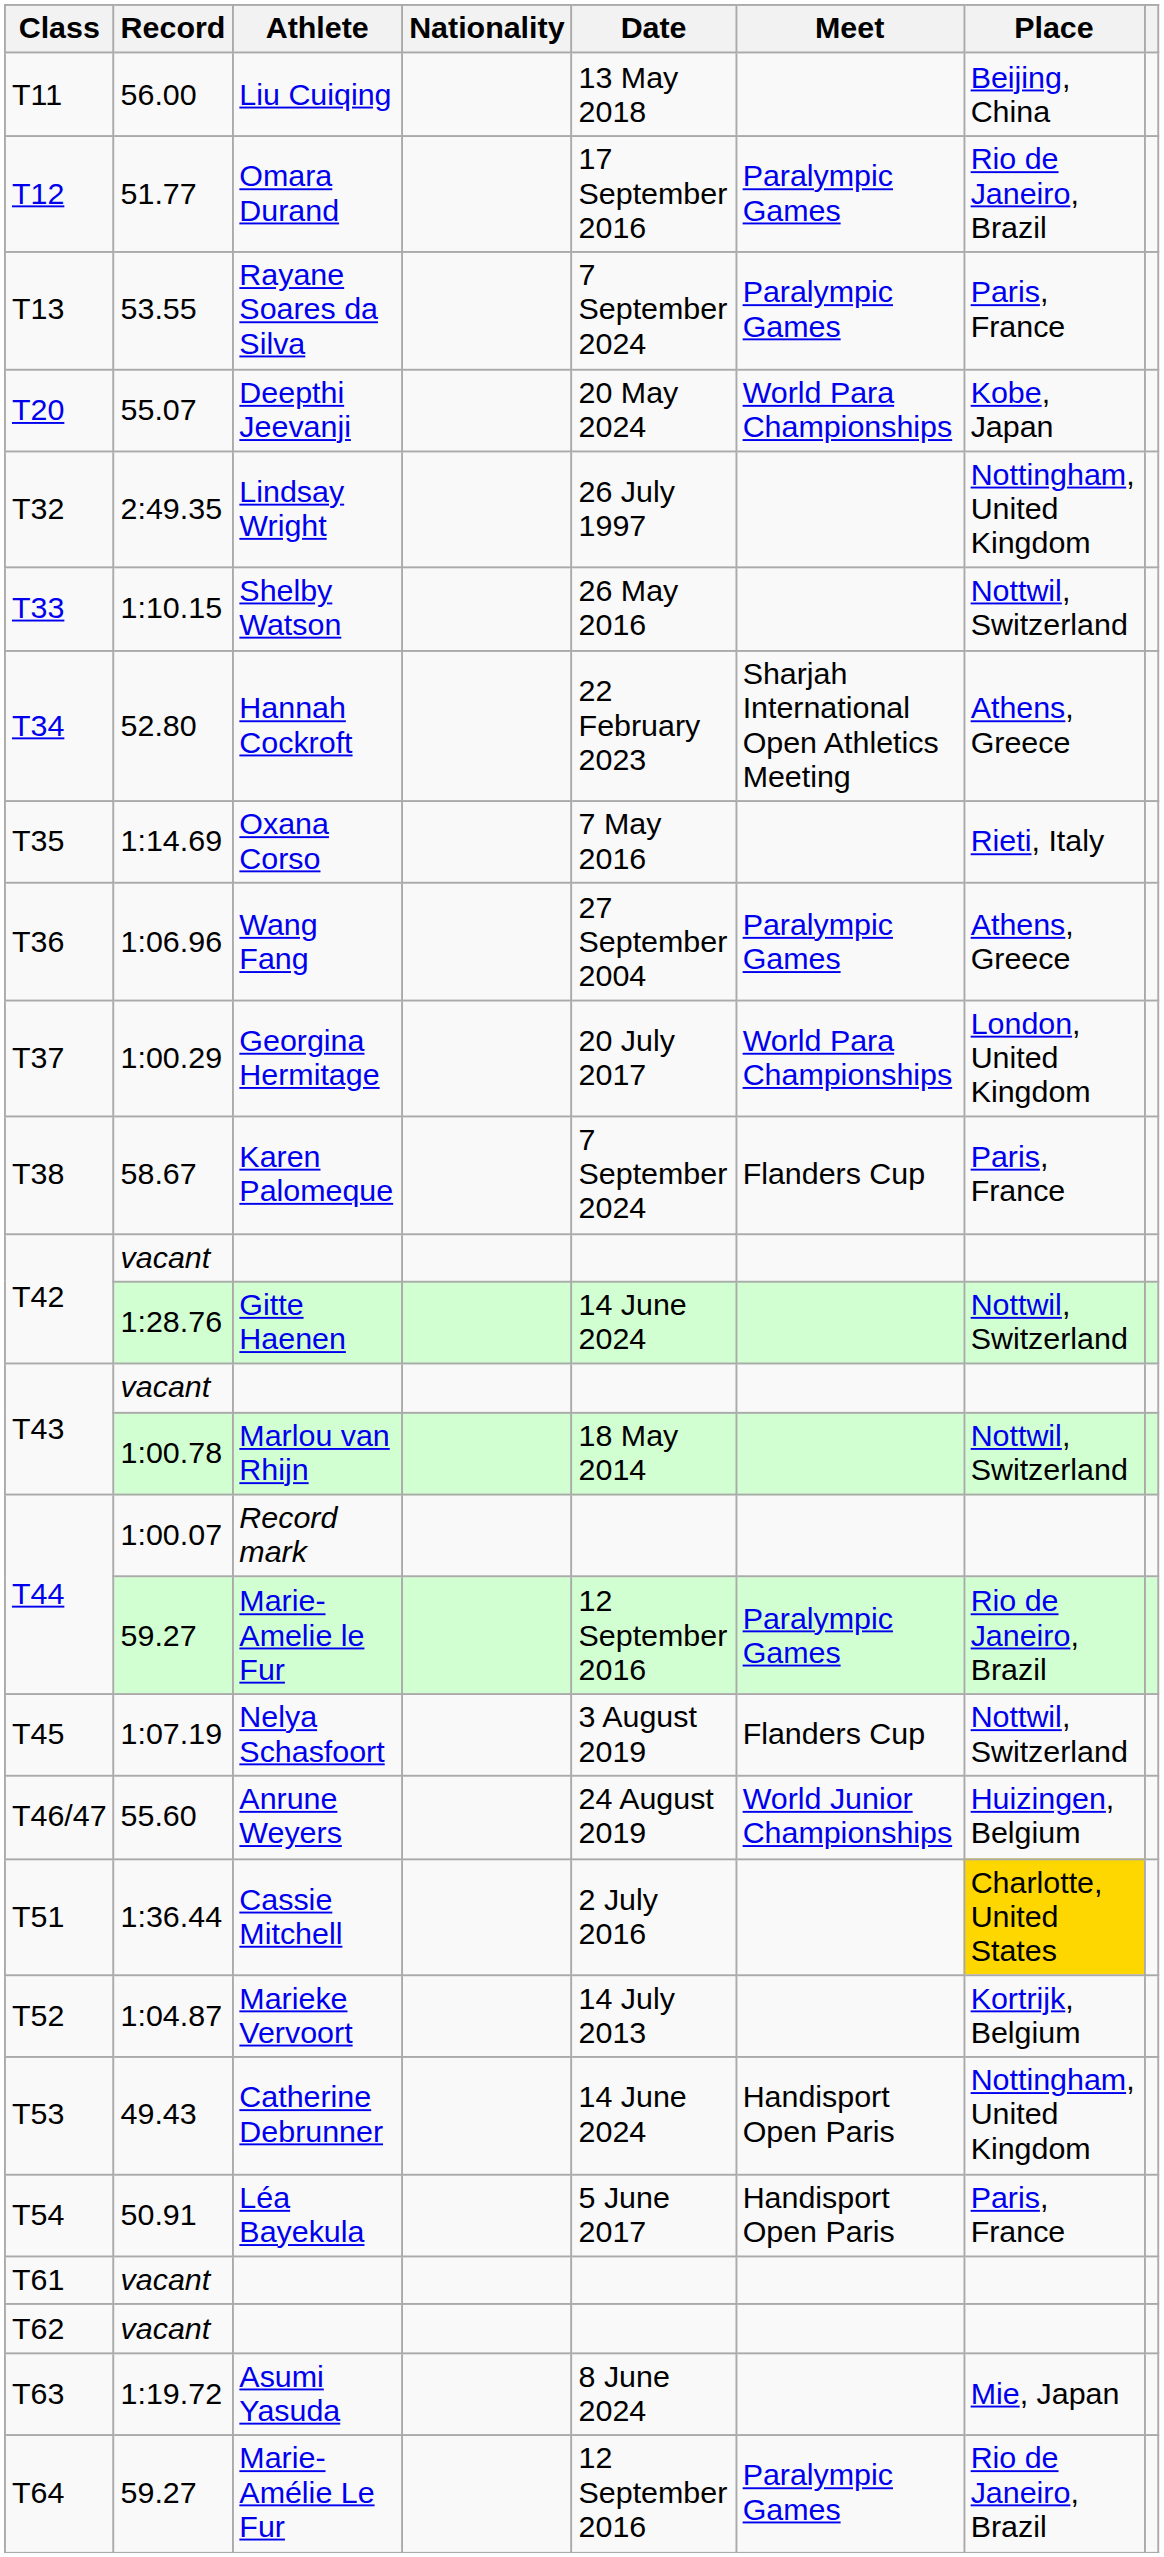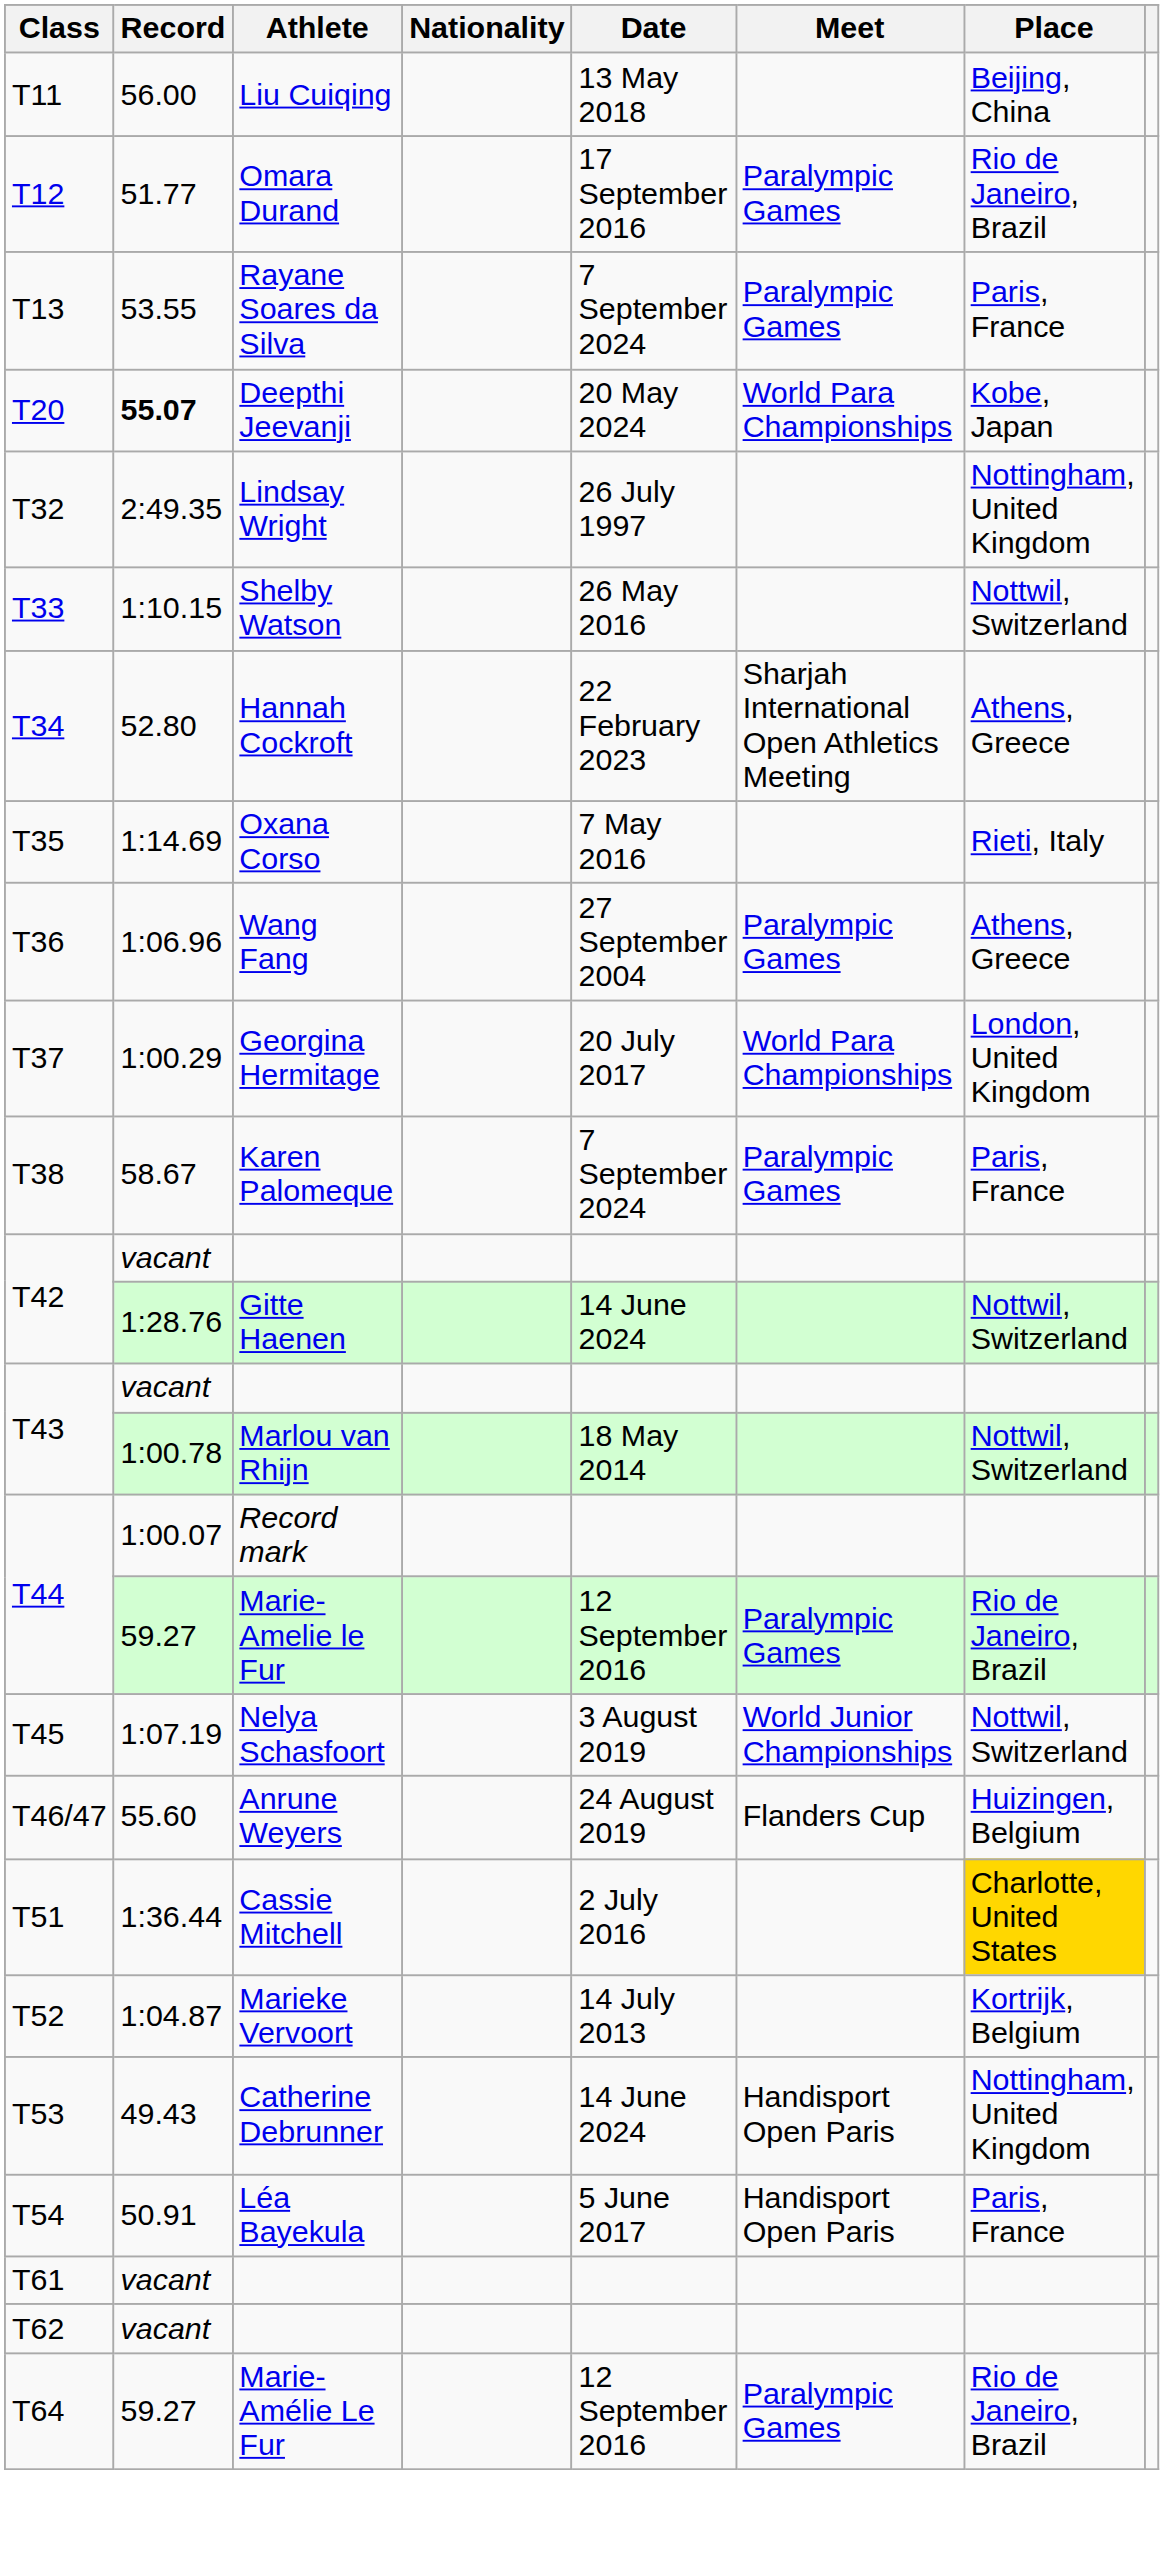(159, 409) normal -> (159, 409) bold
(834, 1174) Flanders Cup -> (818, 1174) Paralympic Games
(834, 1734) Flanders Cup -> (847, 1734) World Junior Championships
(847, 1816) World Junior Championships -> (834, 1816) Flanders Cup
- row: (38, 2393)
